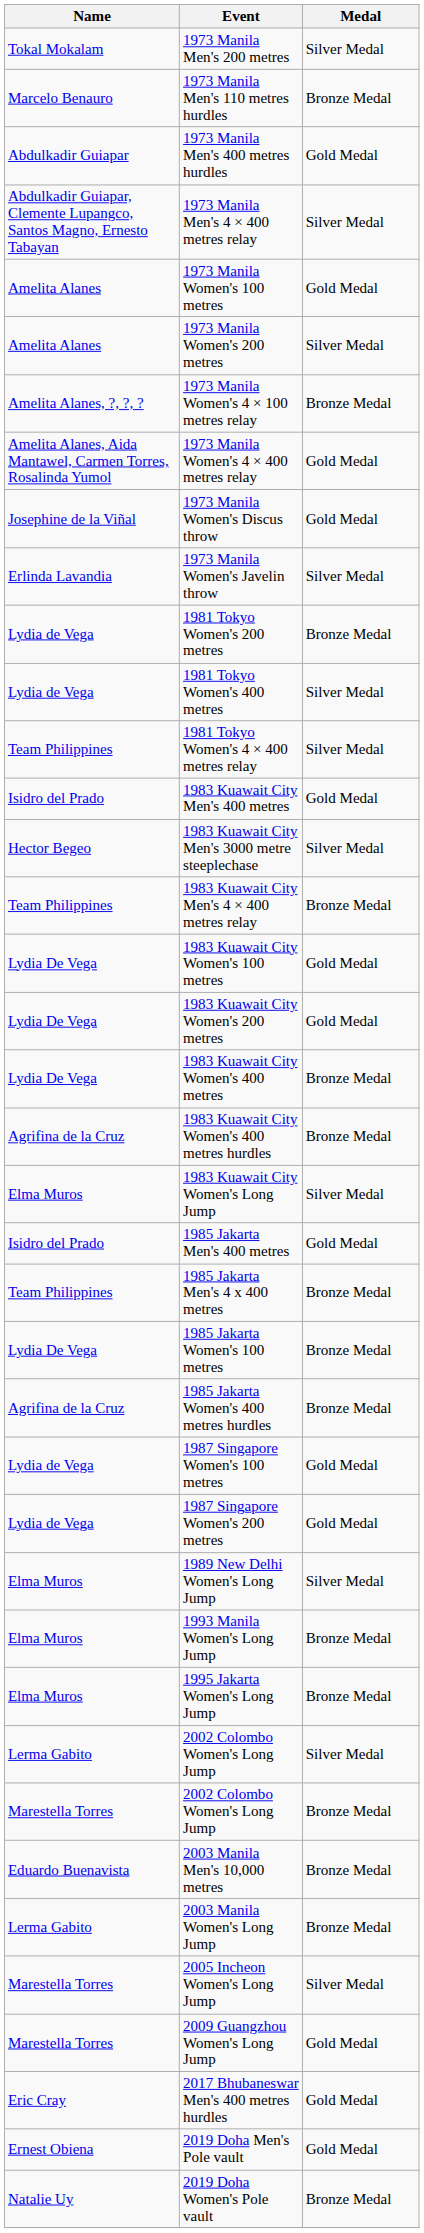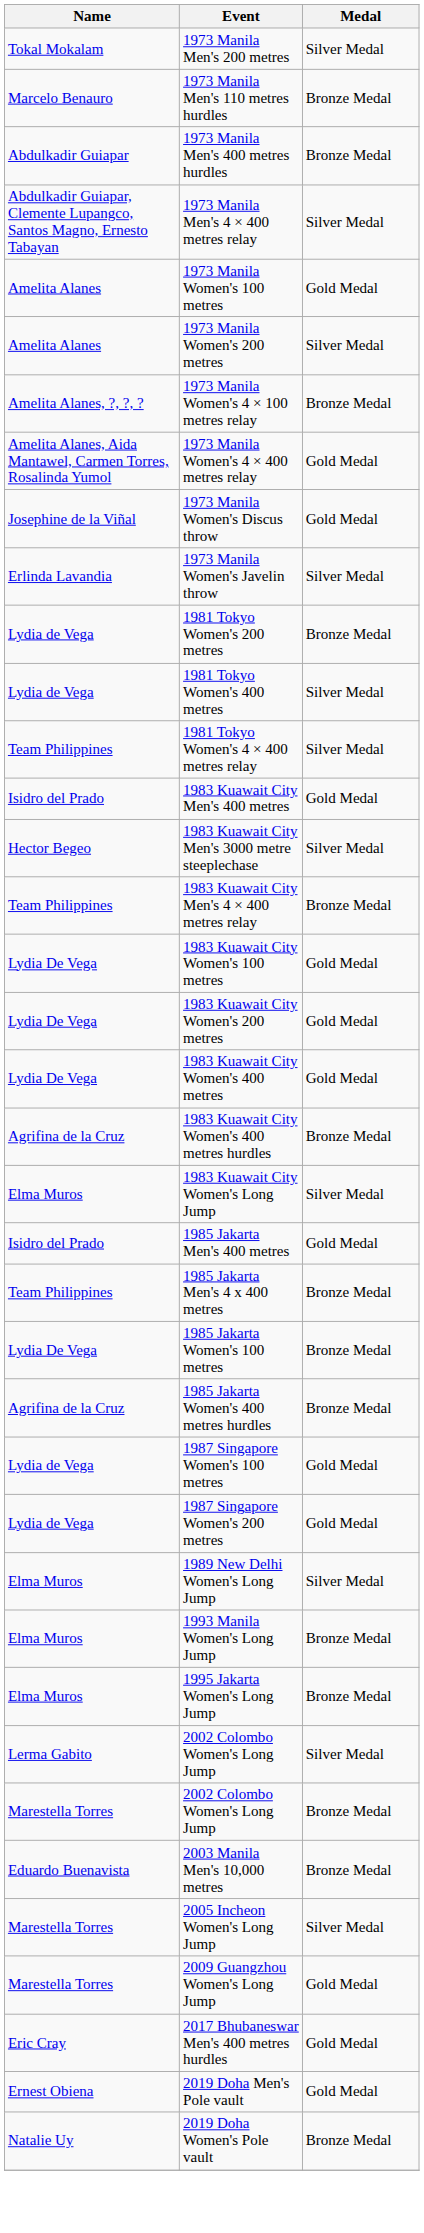(342, 155) Gold Medal -> (349, 155) Bronze Medal
(349, 1078) Bronze Medal -> (342, 1078) Gold Medal
- row: (50, 1927)
